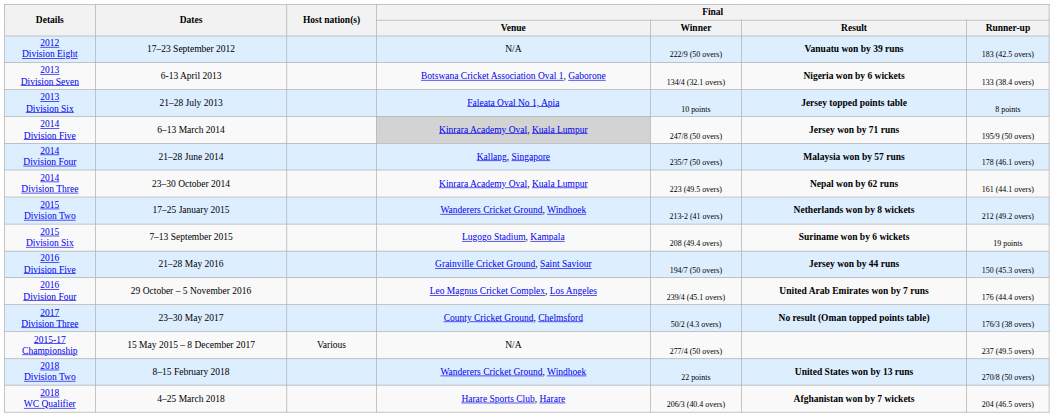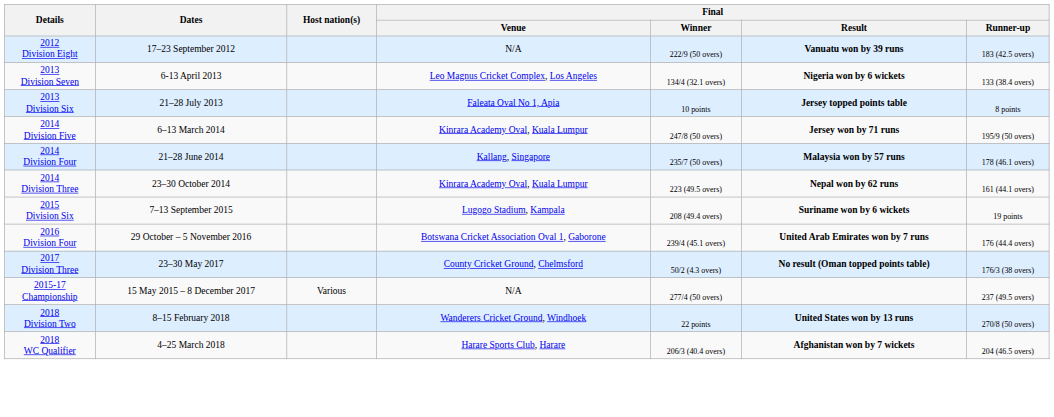(513, 76) Botswana Cricket Association Oval 1, Gaborone -> (513, 76) Leo Magnus Cricket Complex, Los Angeles
(513, 130) lightgrey background -> (513, 130) no background
- row: (50, 211)
- row: (50, 264)
(513, 291) Leo Magnus Cricket Complex, Los Angeles -> (513, 237) Botswana Cricket Association Oval 1, Gaborone
